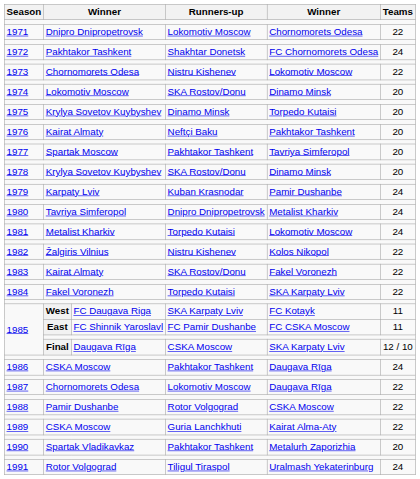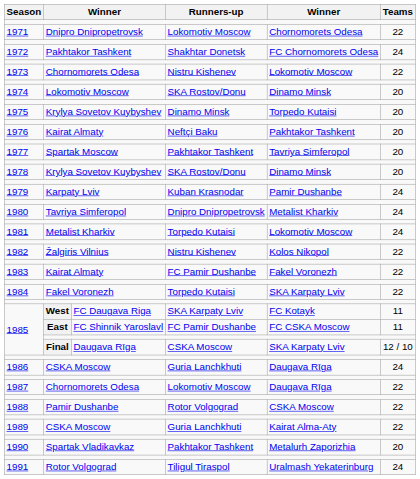(207, 271) SKA Rostov/Donu -> (212, 271) FC Pamir Dushanbe
(210, 367) Pakhtakor Tashkent -> (204, 367) Guria Lanchkhuti
